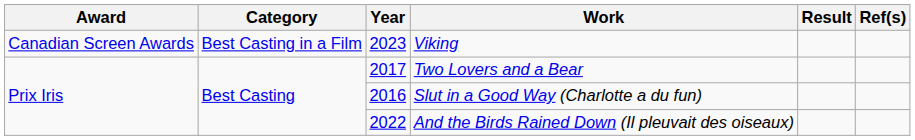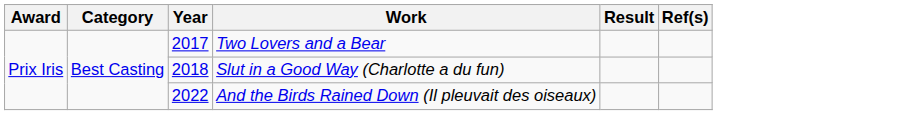- row: (436, 43)
(388, 95) 2016 -> (190, 69) 2018
